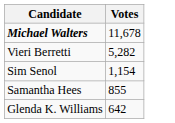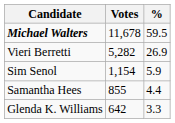+ column: (157, 14)
